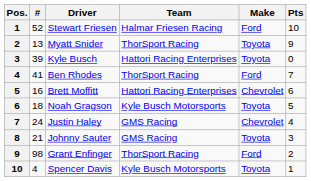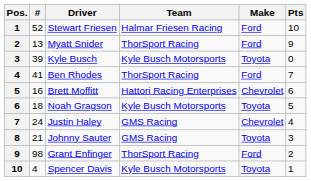(256, 44) Toyota -> (251, 44) Ford
(179, 59) Hattori Racing Enterprises -> (173, 59) Kyle Busch Motorsports
